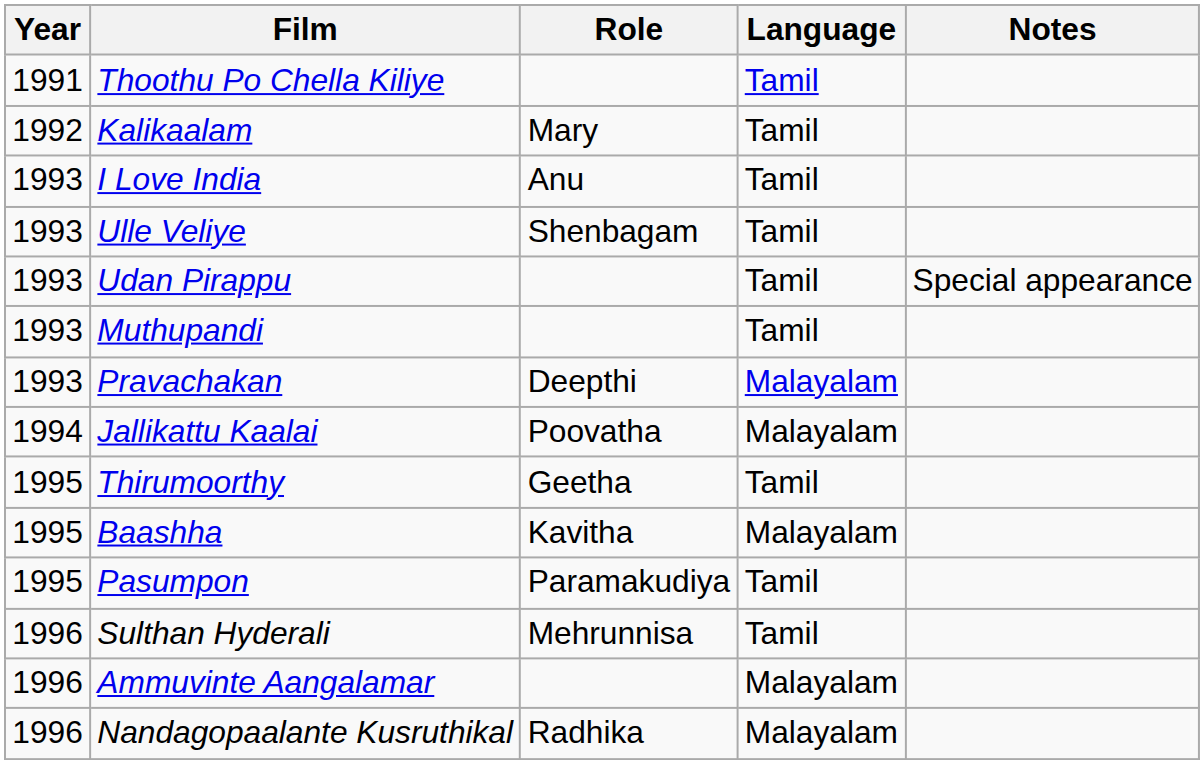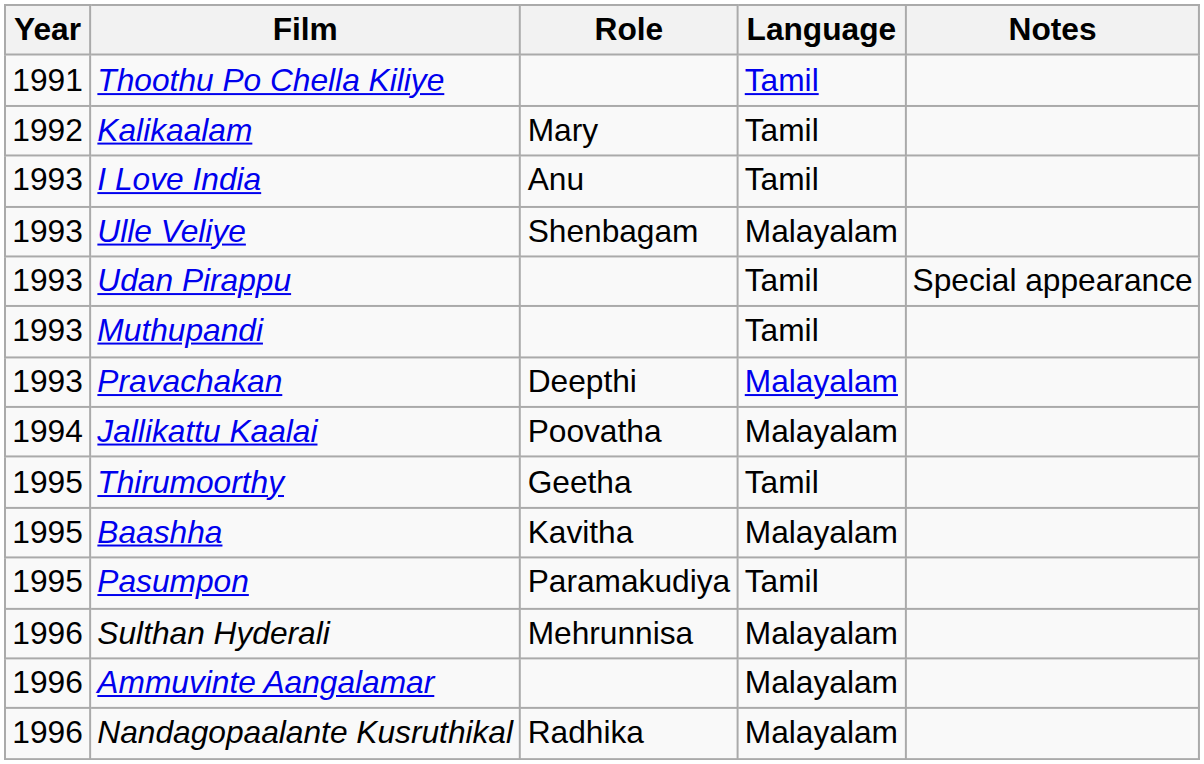(782, 230) Tamil -> (821, 230) Malayalam
(782, 632) Tamil -> (821, 632) Malayalam
